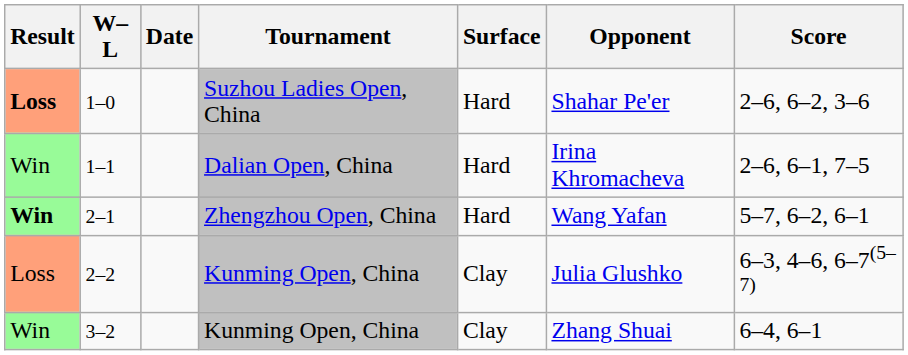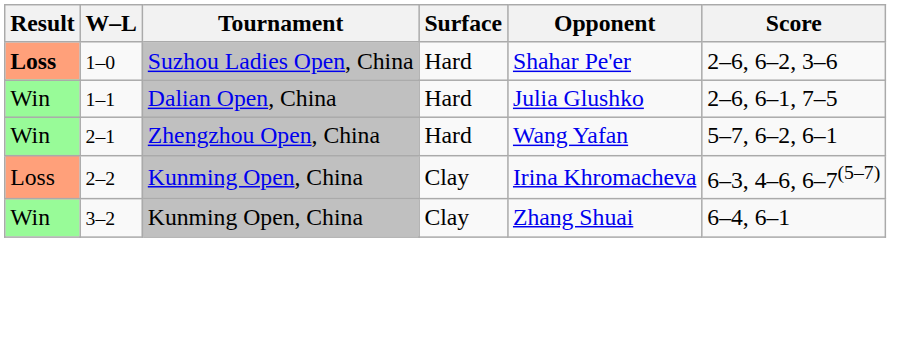- column: (169, 36)
(618, 164) Irina Khromacheva -> (578, 98) Julia Glushko
(32, 215) bold -> (30, 135) normal
(617, 273) Julia Glushko -> (605, 176) Irina Khromacheva
